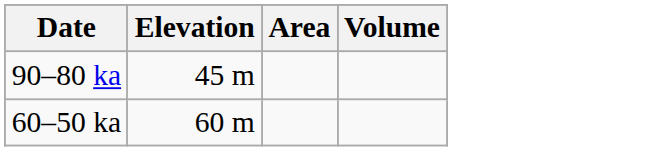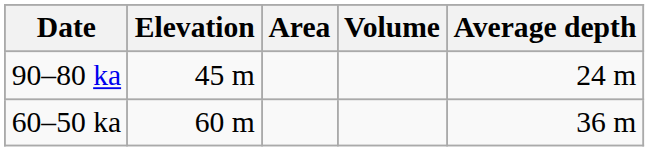+ column: (545, 27)
